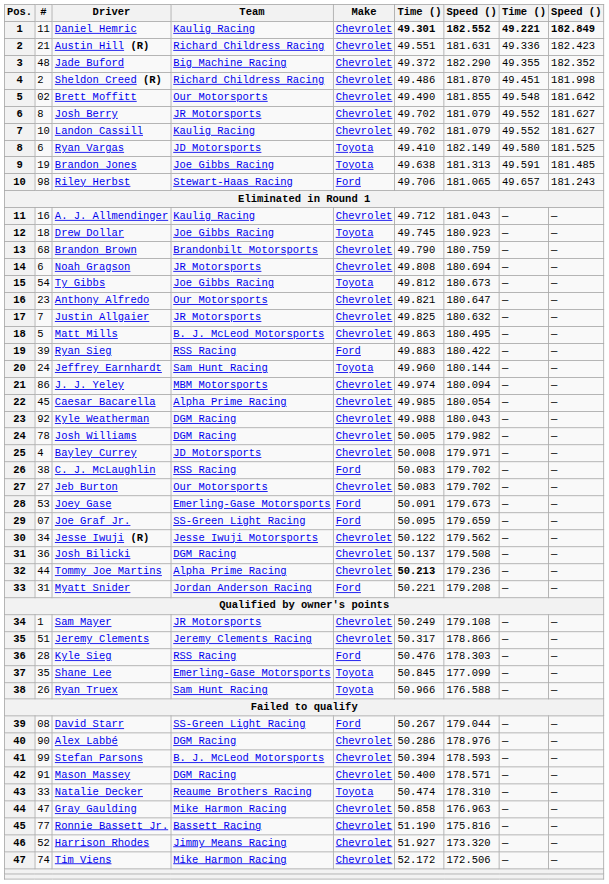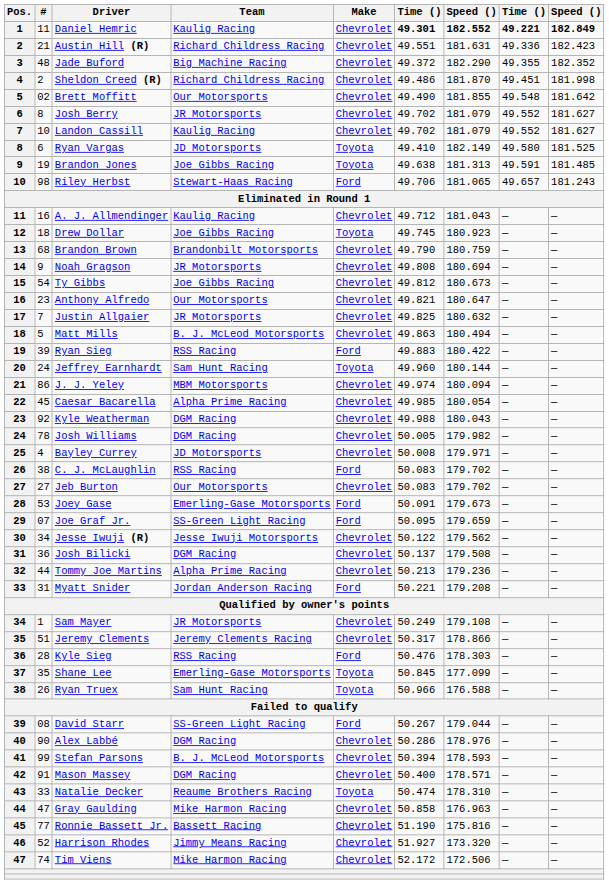(40, 267) 6 -> (40, 267) 9
(355, 284) Toyota -> (364, 284) Chevrolet
(469, 335) 180.495 -> (469, 335) 180.494
(416, 572) bold -> (416, 572) normal
